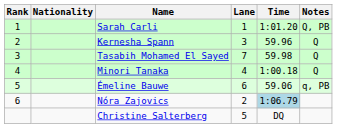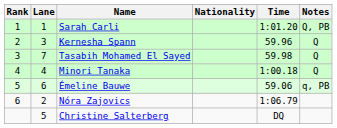columns swapped: (244, 12) <-> (63, 12)
(279, 101) lightblue background -> (279, 101) no background
